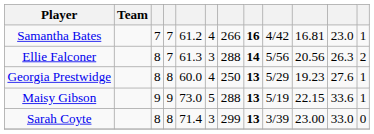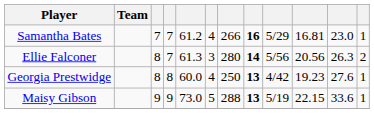(277, 35) 4/42 -> (277, 35) 5/29
(231, 56) 288 -> (231, 56) 280
(277, 77) 5/29 -> (277, 77) 4/42
- row: (59, 118)
